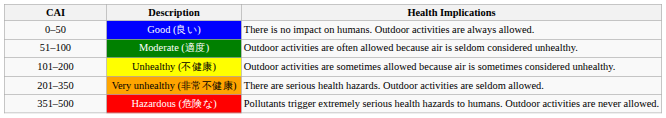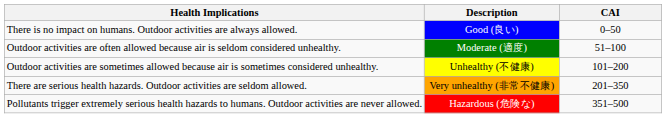columns swapped: (55, 12) <-> (451, 12)
